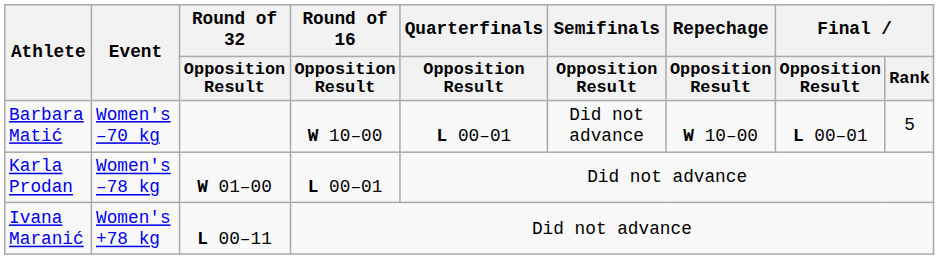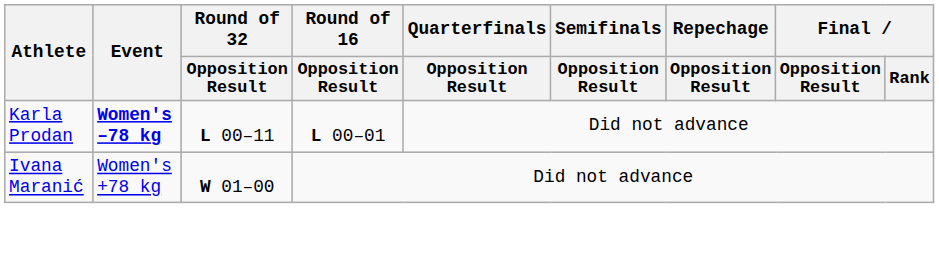- row: (46, 126)
(133, 177) normal -> (134, 126) bold
(235, 188) W 01–00 -> (237, 137) L 00–11
(235, 239) L 00–11 -> (237, 188) W 01–00
